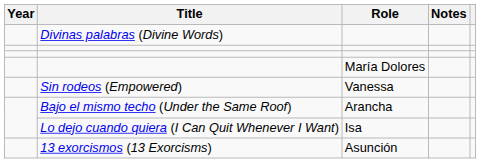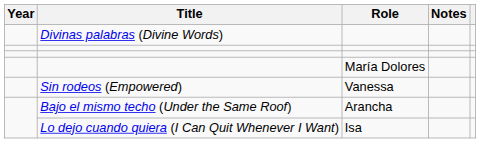- row: (126, 148)
